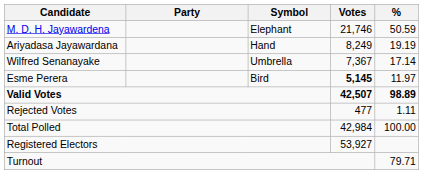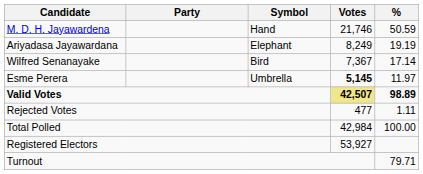(271, 29) Elephant -> (263, 29) Hand
(263, 45) Hand -> (271, 45) Elephant
(271, 62) Umbrella -> (260, 62) Bird
(260, 78) Bird -> (271, 78) Umbrella
(356, 95) no background -> (356, 95) khaki background
